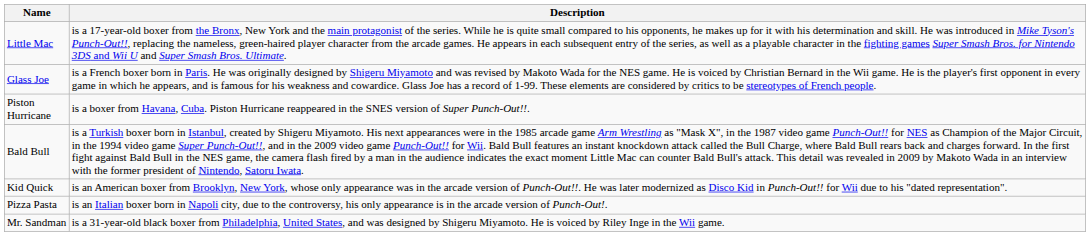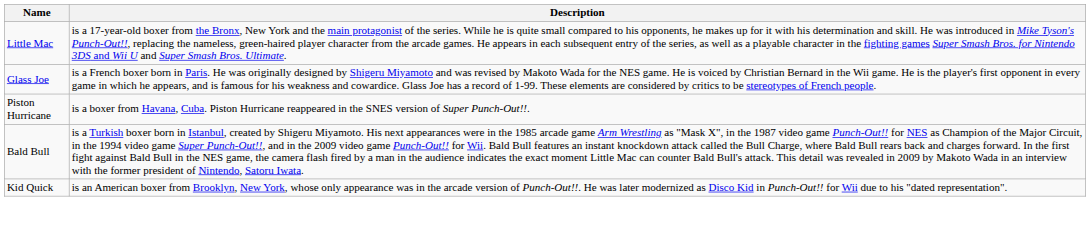- row: (32, 205)
- row: (37, 222)
